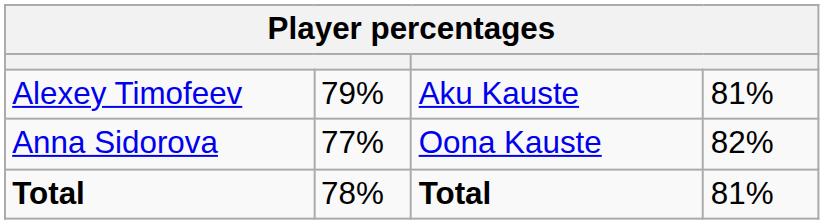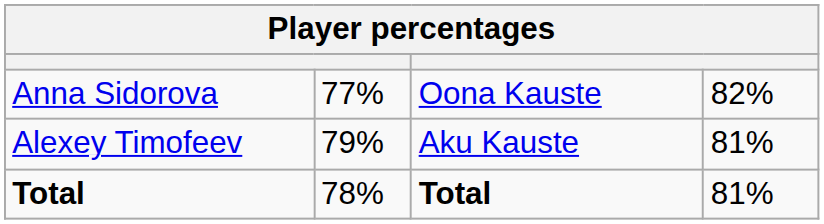rows swapped: (115, 143) <-> (127, 93)
